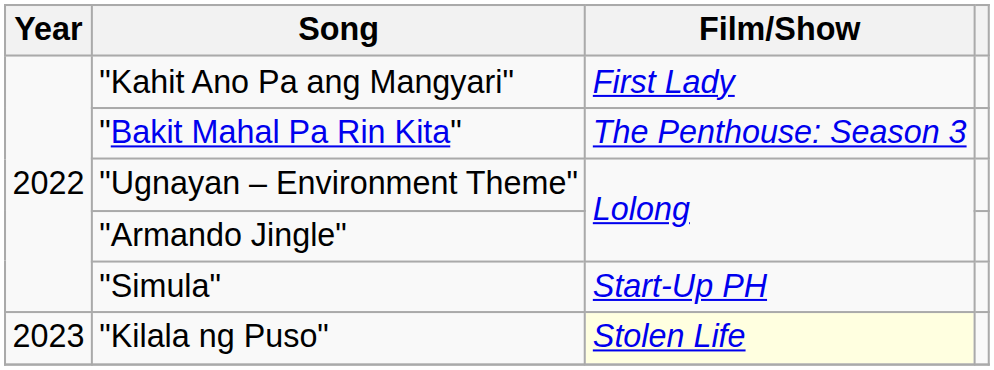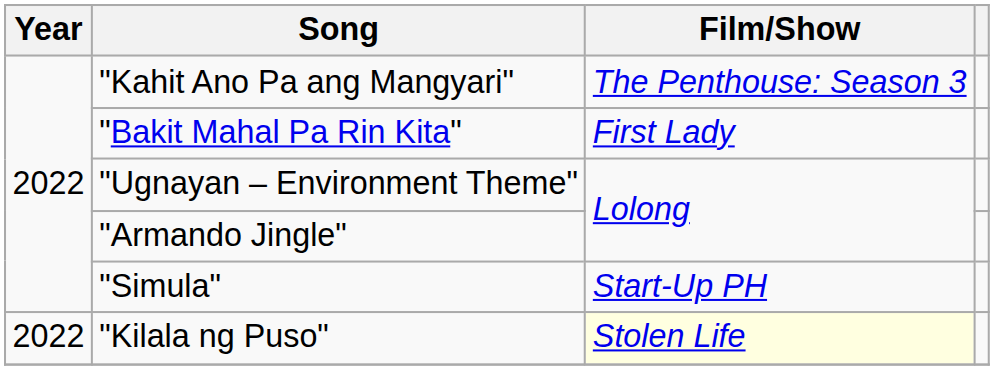(664, 81) First Lady -> (780, 81) The Penthouse: Season 3
(780, 132) The Penthouse: Season 3 -> (664, 132) First Lady
(48, 337) 2023 -> (48, 337) 2022
